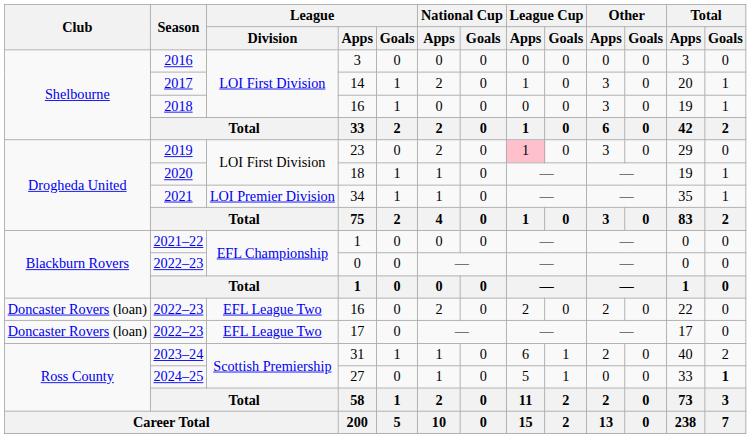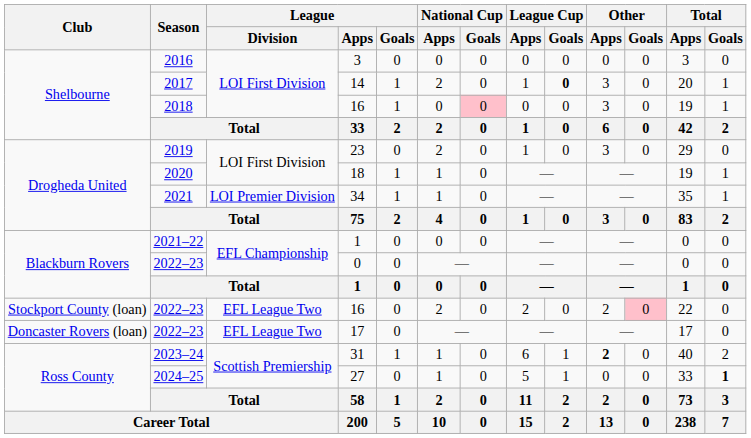(566, 83) normal -> (566, 83) bold
(483, 106) no background -> (483, 106) pink background
(526, 151) pink background -> (526, 151) no background
(77, 309) Doncaster Rovers (loan) -> (77, 309) Stockport County (loan)
(646, 309) no background -> (646, 309) pink background
(606, 354) normal -> (606, 354) bold
